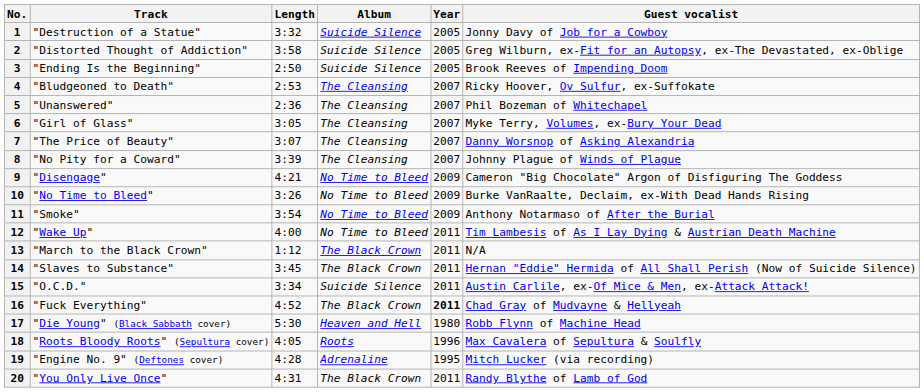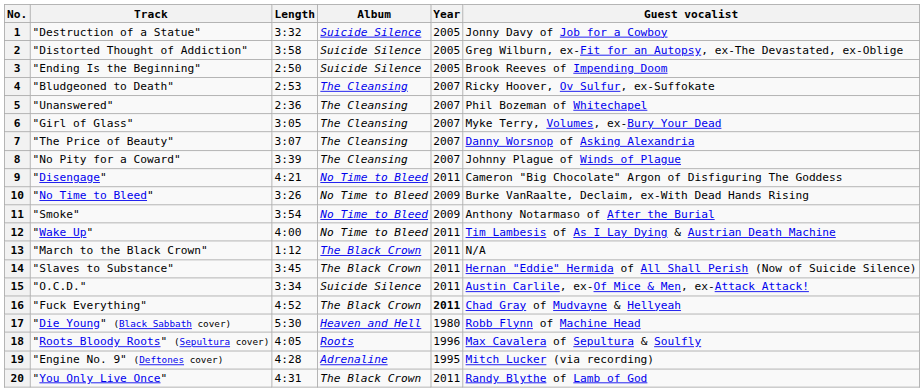(447, 178) 2009 -> (447, 178) 2011
